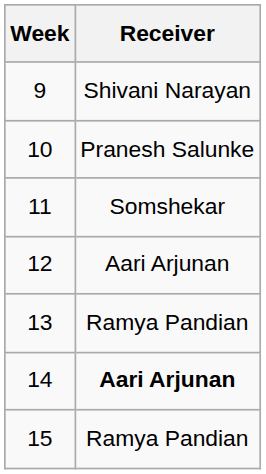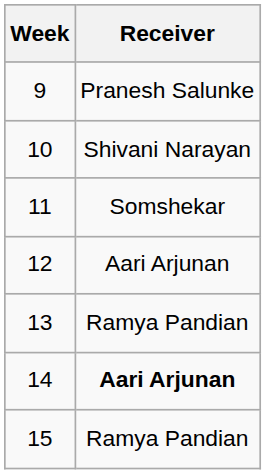(167, 90) Shivani Narayan -> (167, 90) Pranesh Salunke
(167, 148) Pranesh Salunke -> (167, 148) Shivani Narayan
